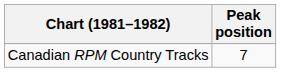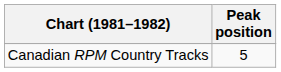(244, 55) 7 -> (244, 55) 5
